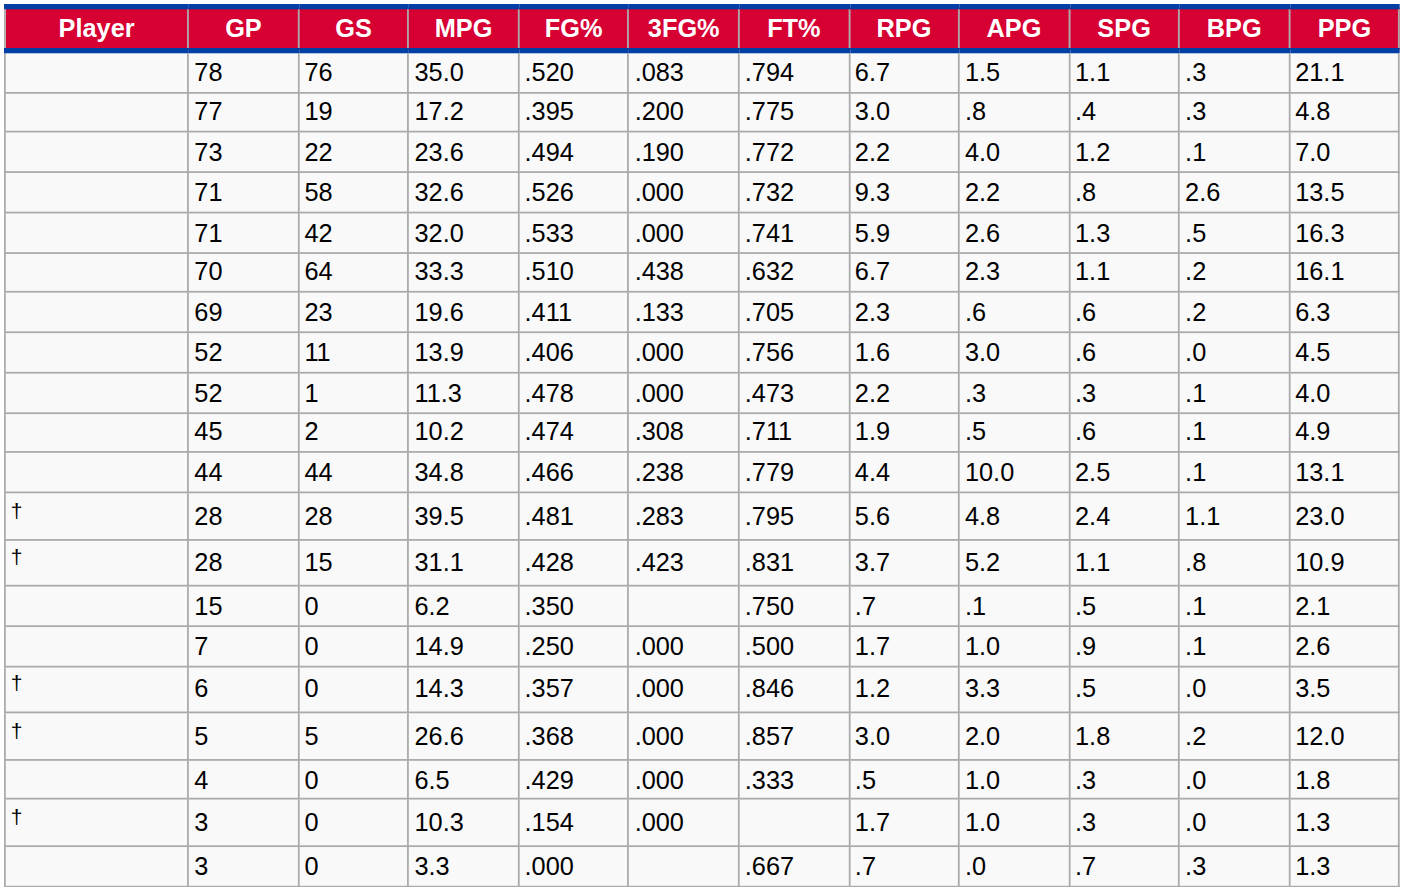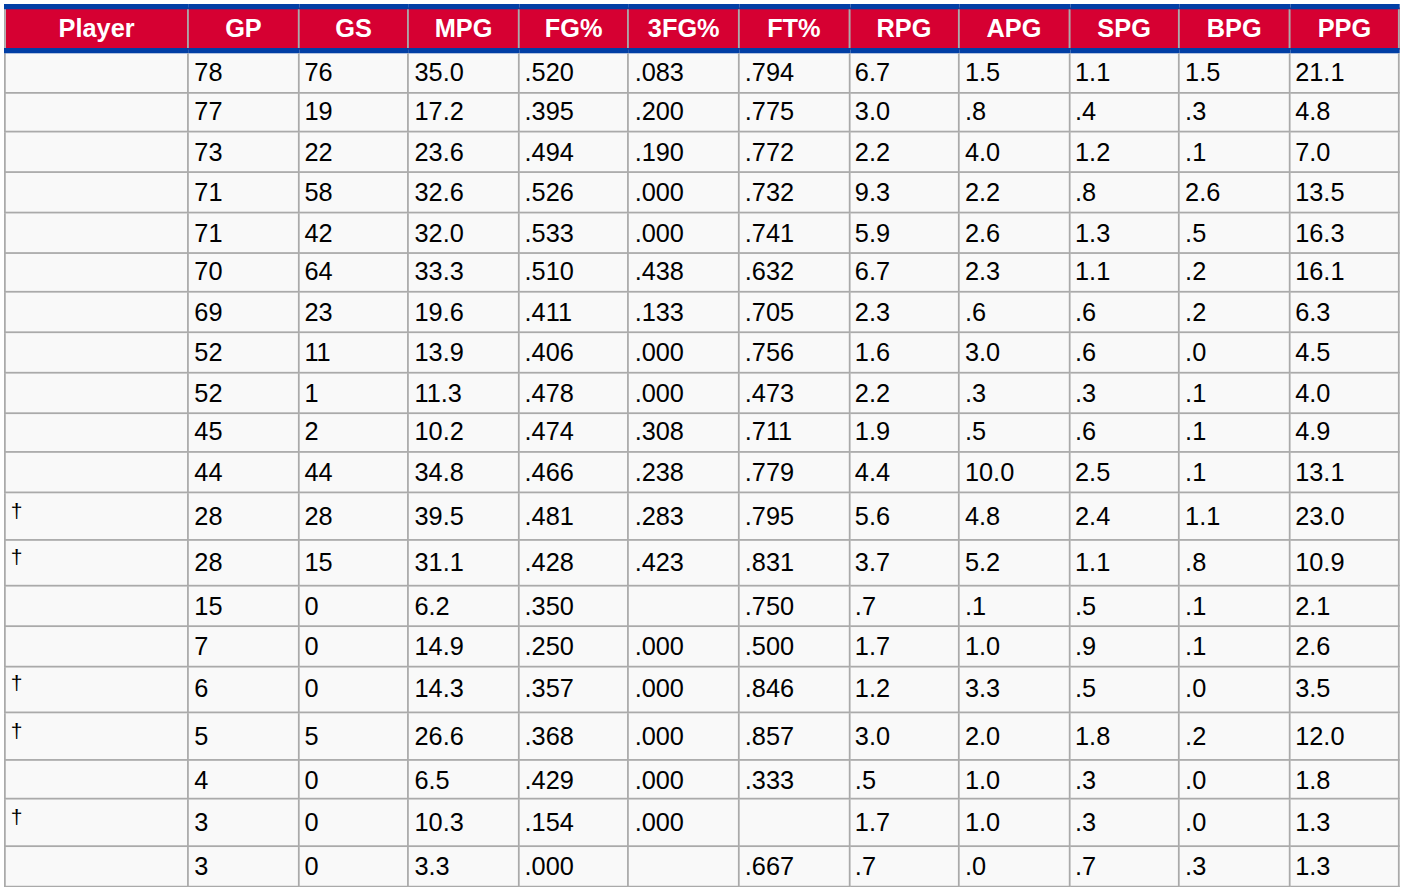(1196, 72) .3 -> (1203, 72) 1.5
